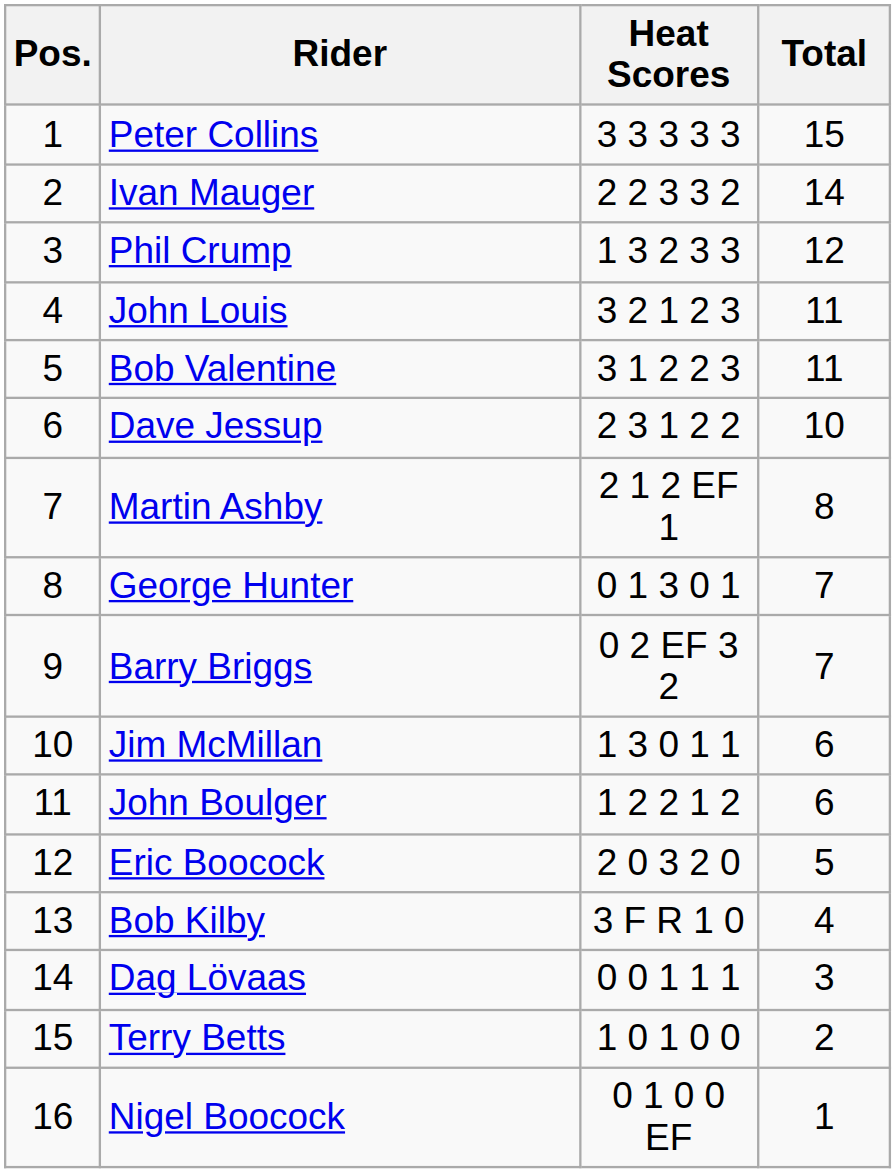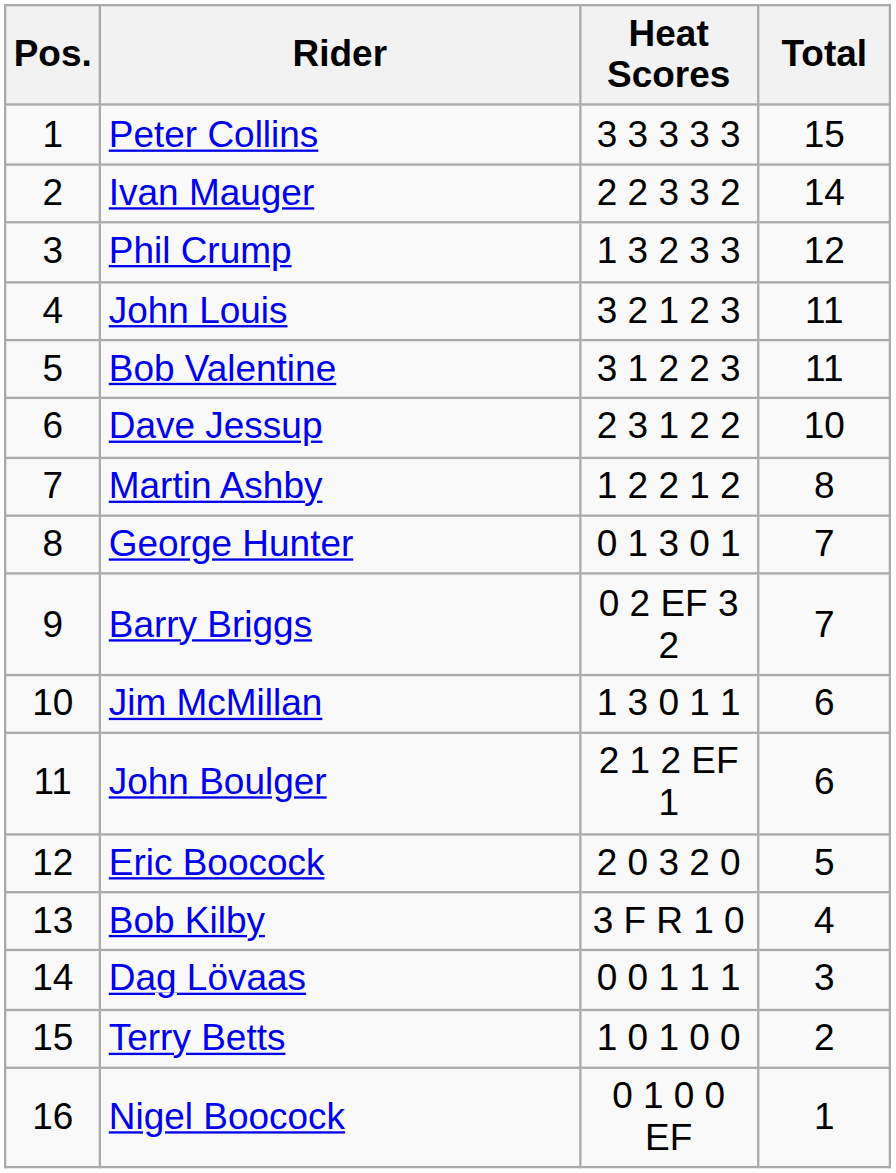(669, 506) 2 1 2 EF 1 -> (669, 485) 1 2 2 1 2
(669, 803) 1 2 2 1 2 -> (669, 782) 2 1 2 EF 1
